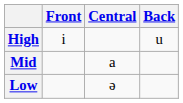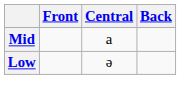- row: (23, 39)
